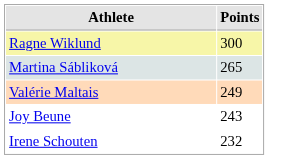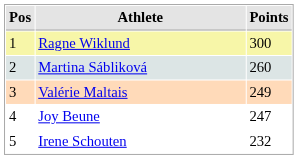+ column: (20, 17)
(231, 67) 265 -> (260, 67) 260
(231, 116) 243 -> (260, 116) 247
